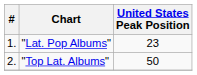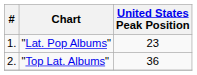(153, 61) 50 -> (153, 61) 36
